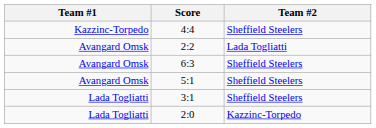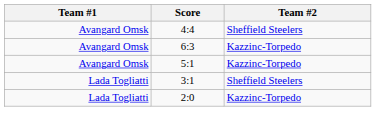(111, 30) Kazzinc-Torpedo -> (114, 30) Avangard Omsk
- row: (188, 47)
(265, 64) Sheffield Steelers -> (264, 47) Kazzinc-Torpedo
(265, 81) Sheffield Steelers -> (264, 64) Kazzinc-Torpedo
